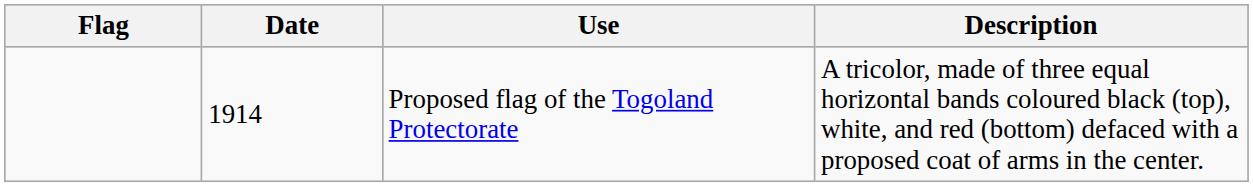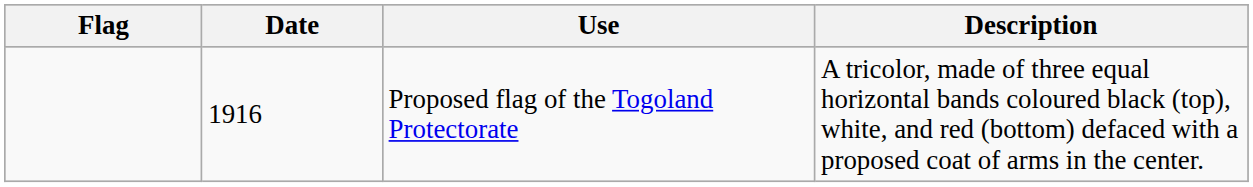(235, 113) 1914 -> (235, 113) 1916
